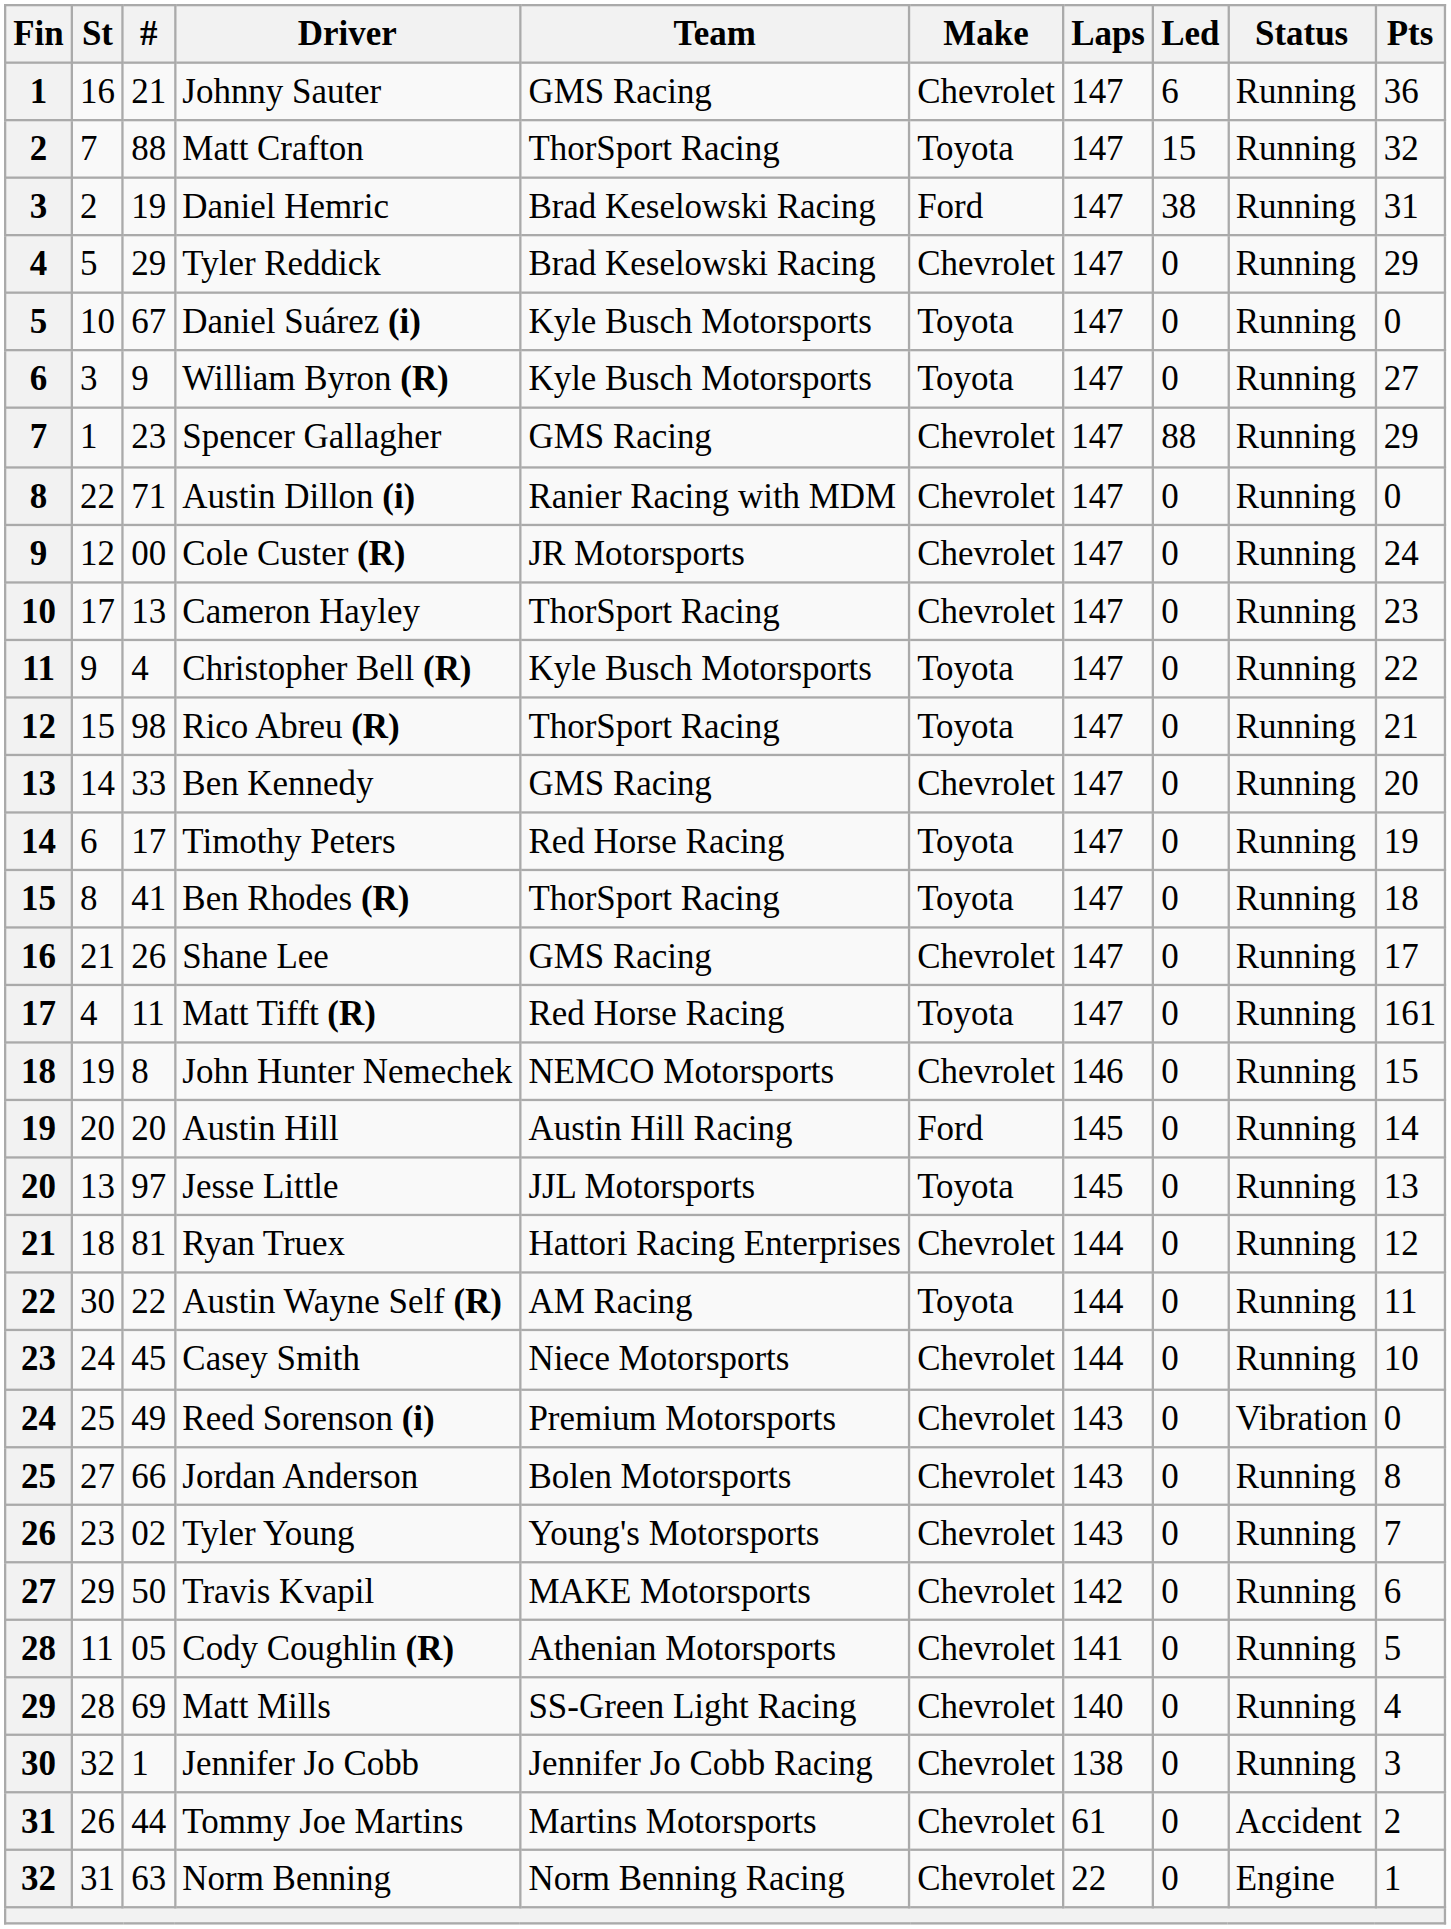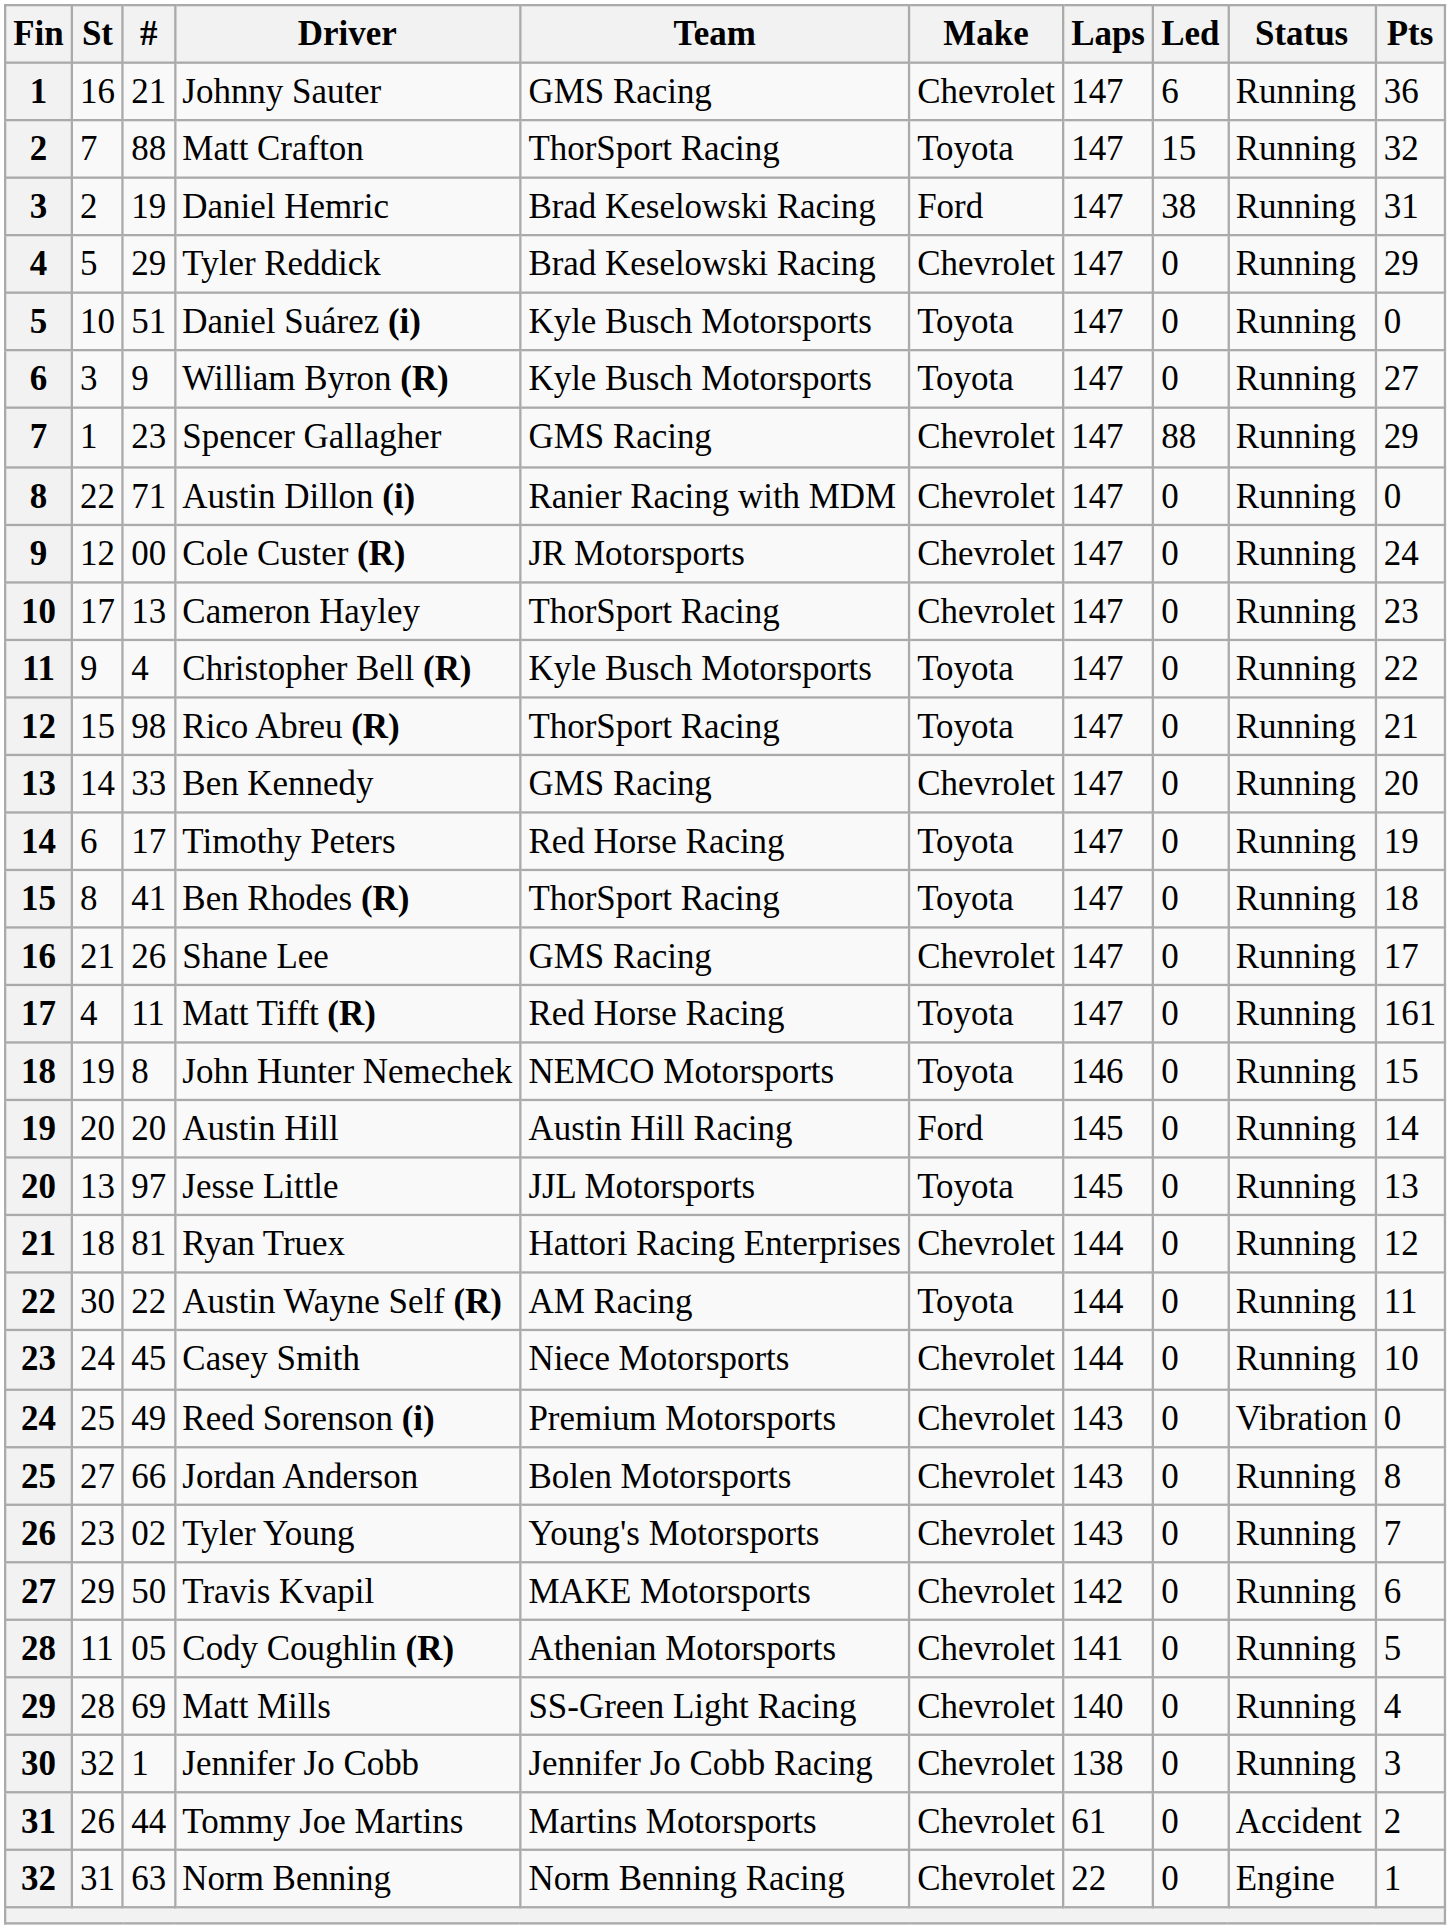(149, 321) 67 -> (149, 321) 51
(986, 1071) Chevrolet -> (965, 1071) Toyota
